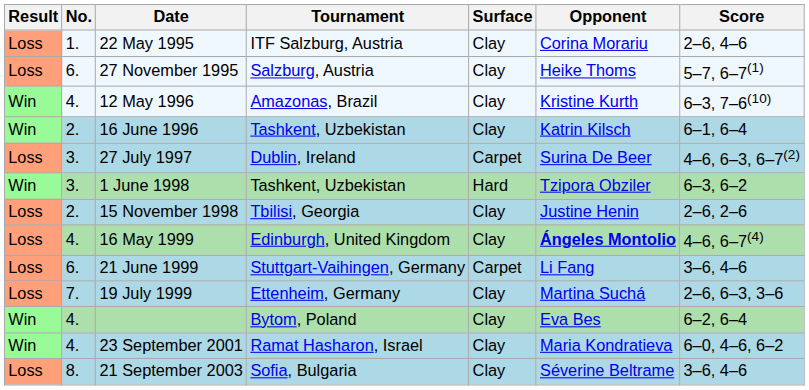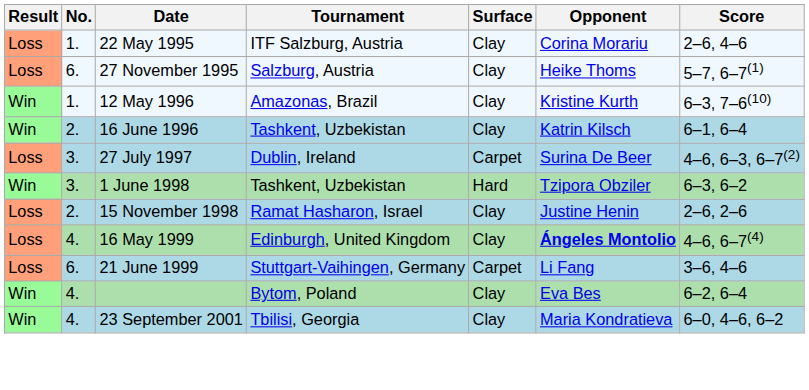(72, 101) 4. -> (72, 101) 1.
(305, 211) Tbilisi, Georgia -> (337, 211) Ramat Hasharon, Israel
- row: (146, 293)
(337, 345) Ramat Hasharon, Israel -> (305, 319) Tbilisi, Georgia
- row: (171, 371)
